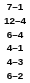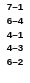- row: (15, 20)
